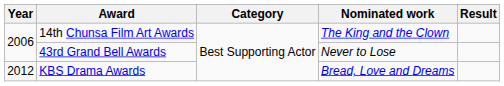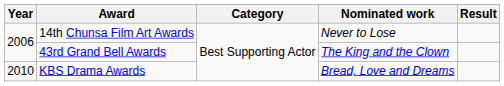(385, 33) The King and the Clown -> (358, 33) Never to Lose
(358, 52) Never to Lose -> (385, 52) The King and the Clown
(20, 71) 2012 -> (20, 71) 2010
